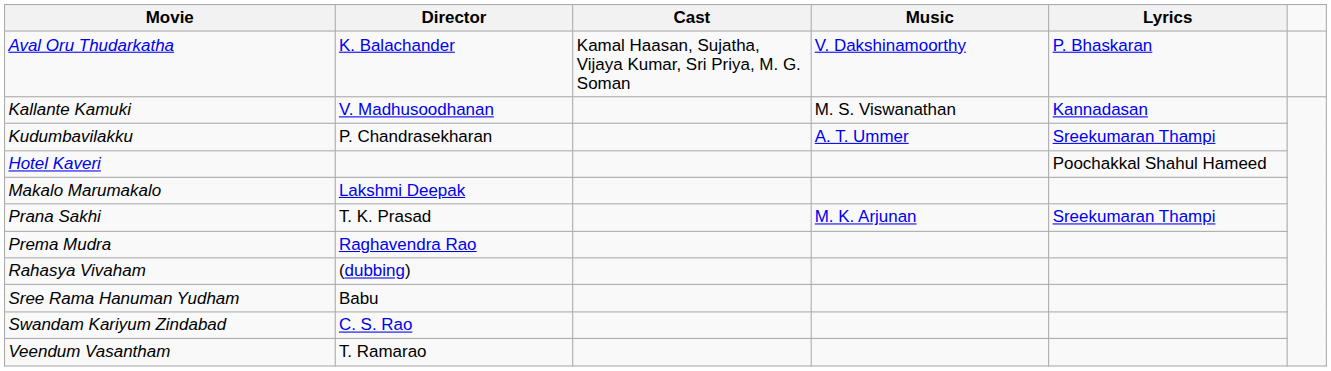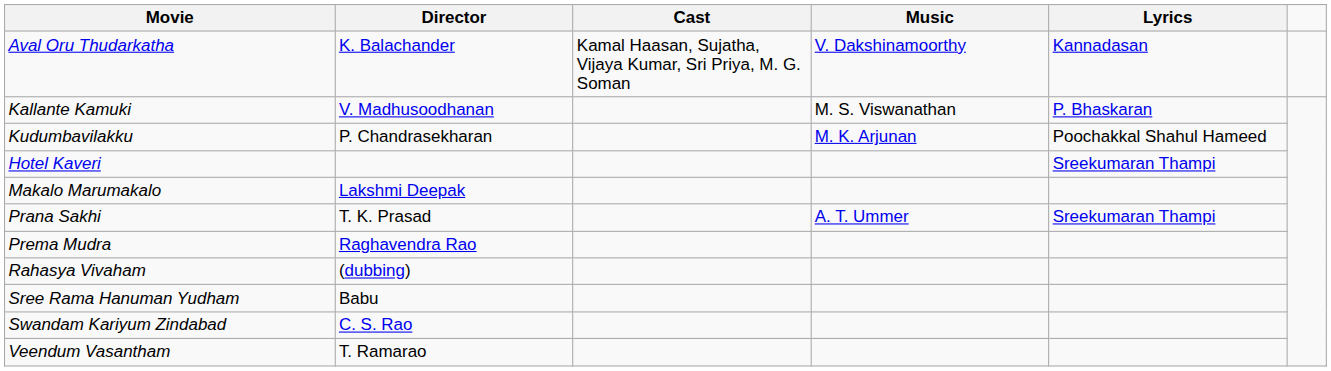(1102, 44) P. Bhaskaran -> (1100, 44) Kannadasan
(1100, 109) Kannadasan -> (1102, 109) P. Bhaskaran
(862, 136) A. T. Ummer -> (866, 136) M. K. Arjunan
(1134, 136) Sreekumaran Thampi -> (1160, 136) Poochakkal Shahul Hameed
(1160, 163) Poochakkal Shahul Hameed -> (1134, 163) Sreekumaran Thampi
(866, 217) M. K. Arjunan -> (862, 217) A. T. Ummer
